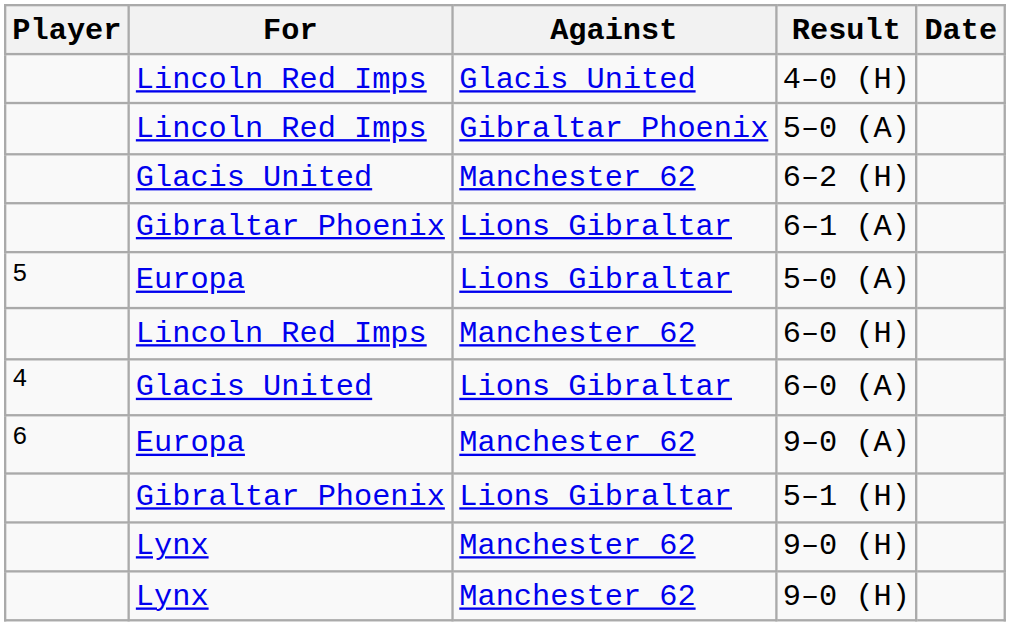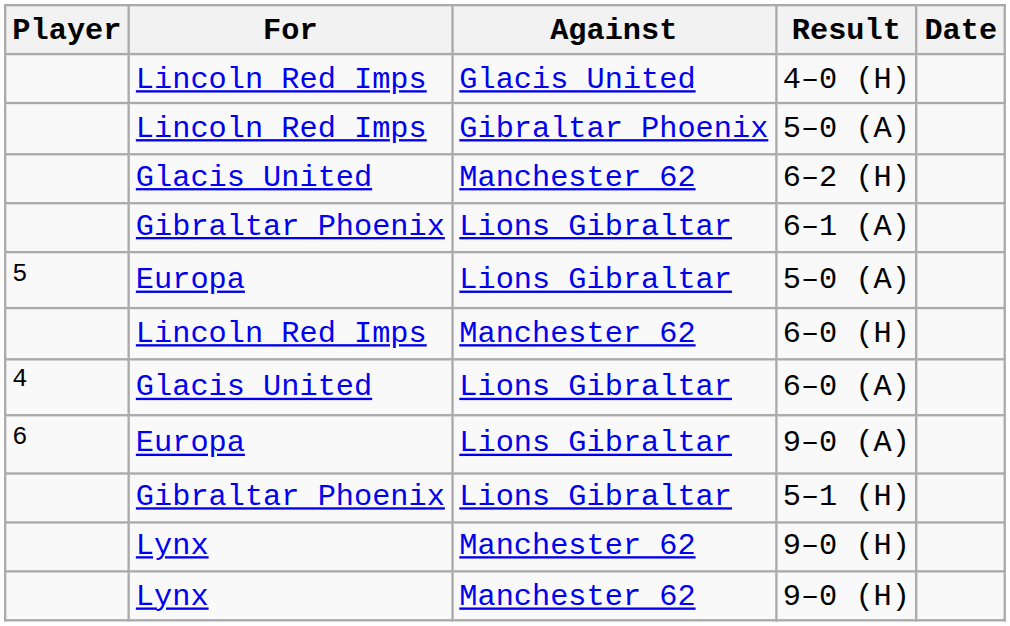(577, 444) Manchester 62 -> (596, 444) Lions Gibraltar
